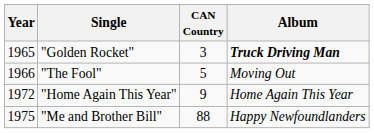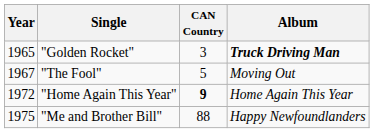(21, 73) 1966 -> (21, 73) 1967
(203, 95) normal -> (203, 95) bold
